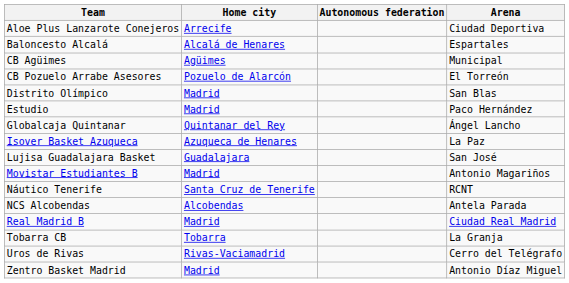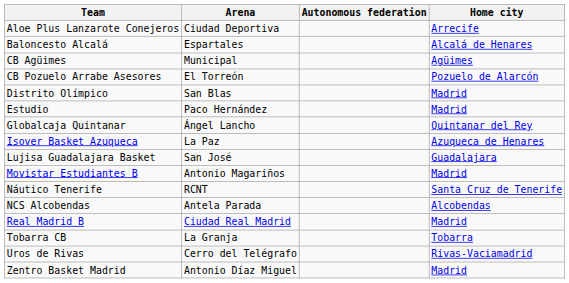columns swapped: (249, 12) <-> (506, 12)
